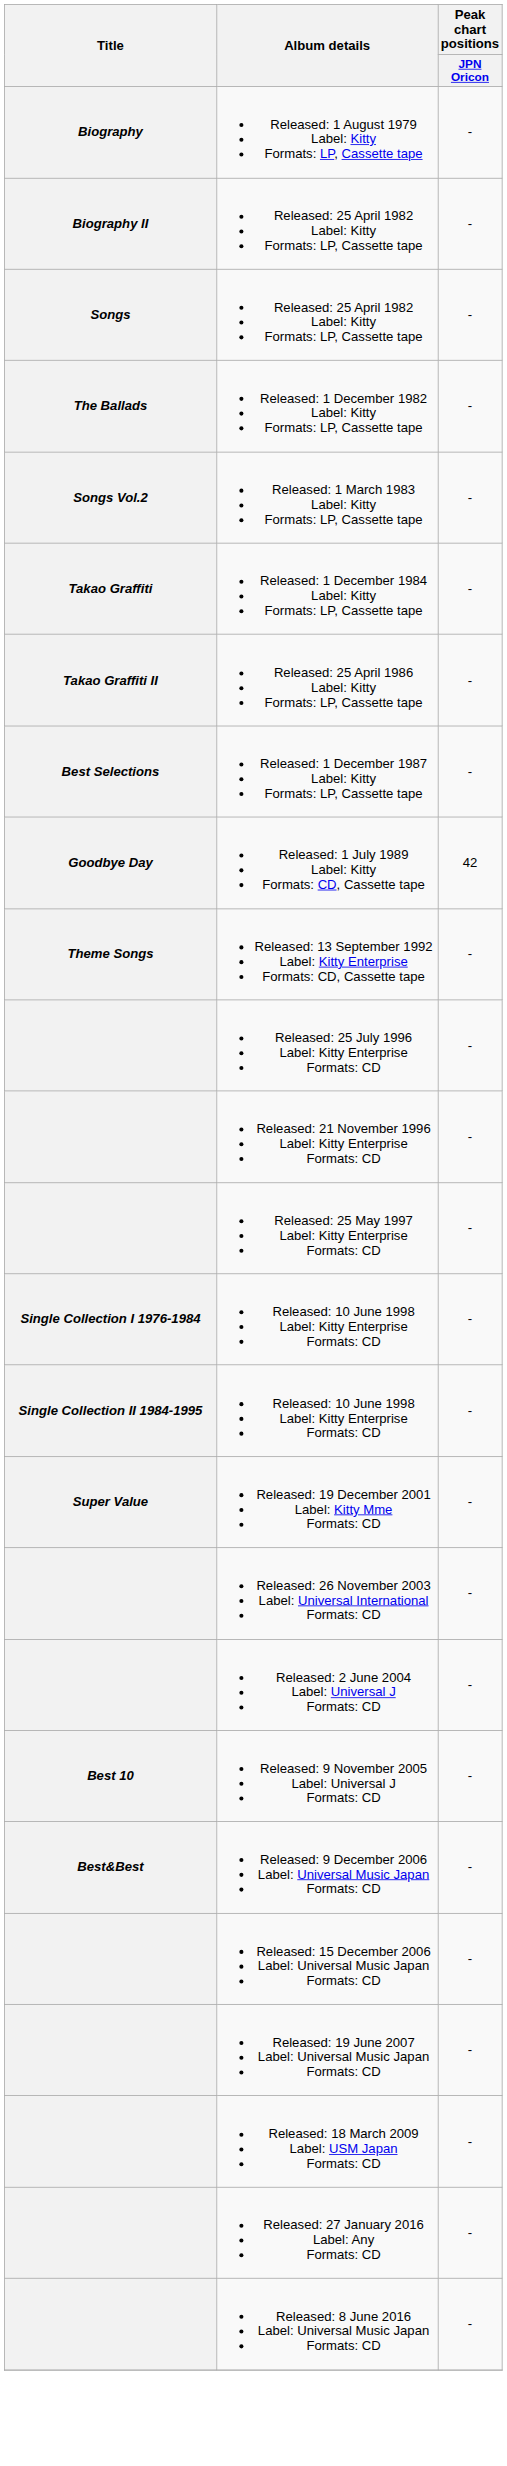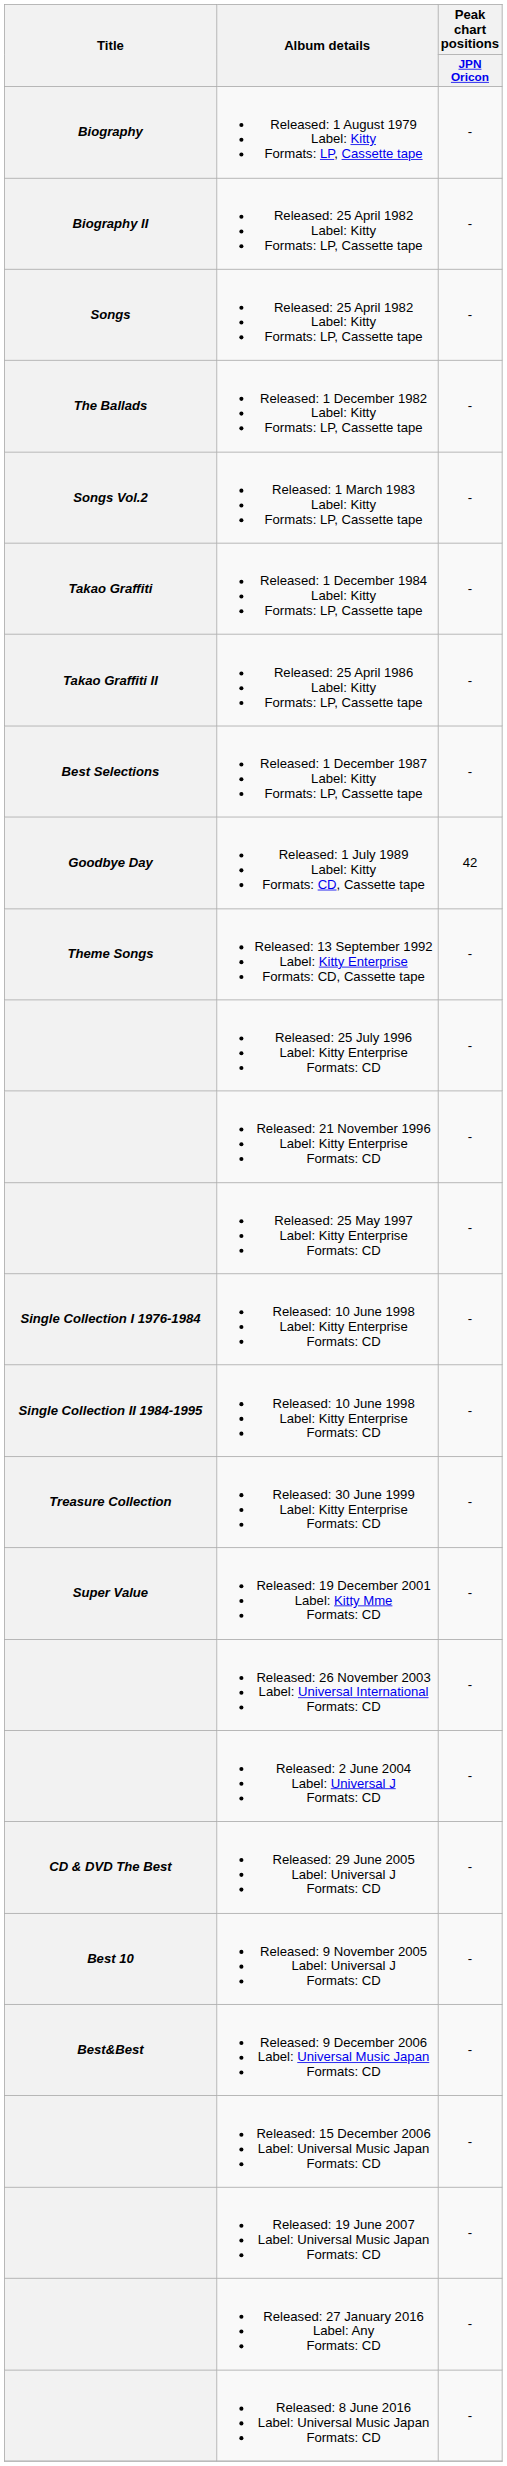+ row: (110, 1502)
+ row: (110, 1867)
- row: (110, 2141)
